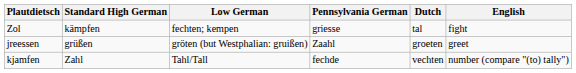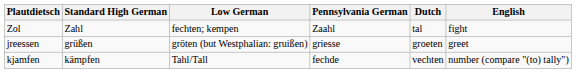(82, 28) kämpfen -> (74, 28) Zahl
(326, 28) griesse -> (324, 28) Zaahl
(324, 44) Zaahl -> (326, 44) griesse
(74, 60) Zahl -> (82, 60) kämpfen
